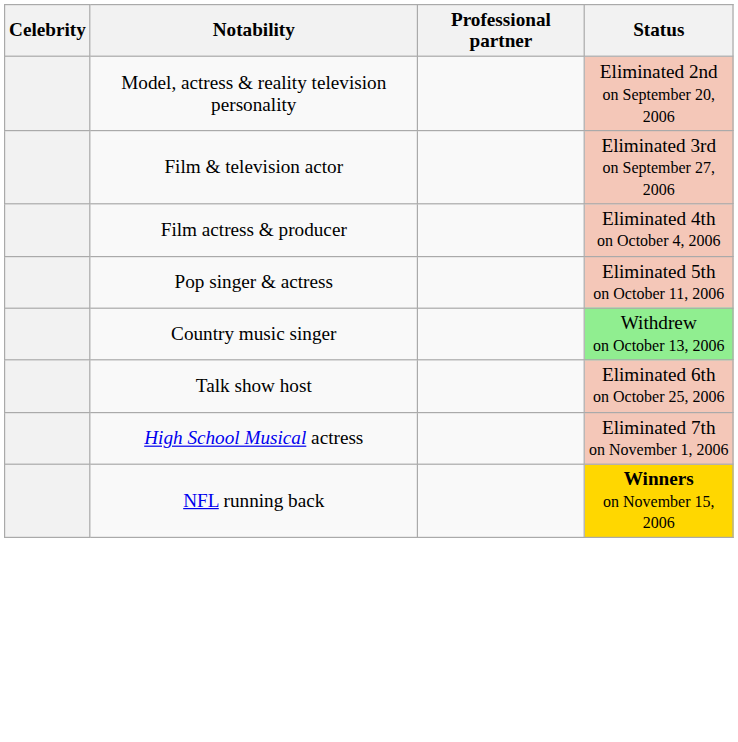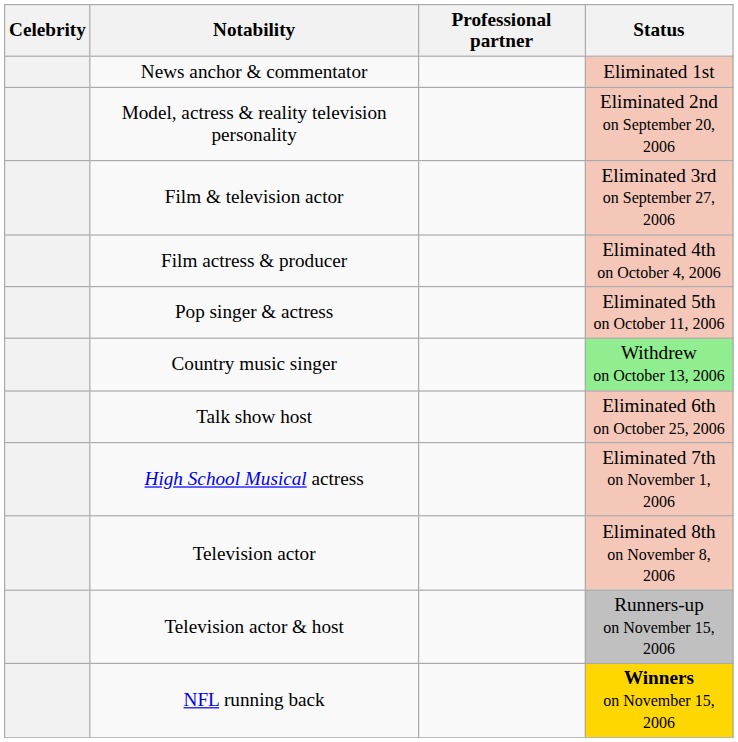+ row: (254, 71)
+ row: (254, 552)
+ row: (254, 626)
